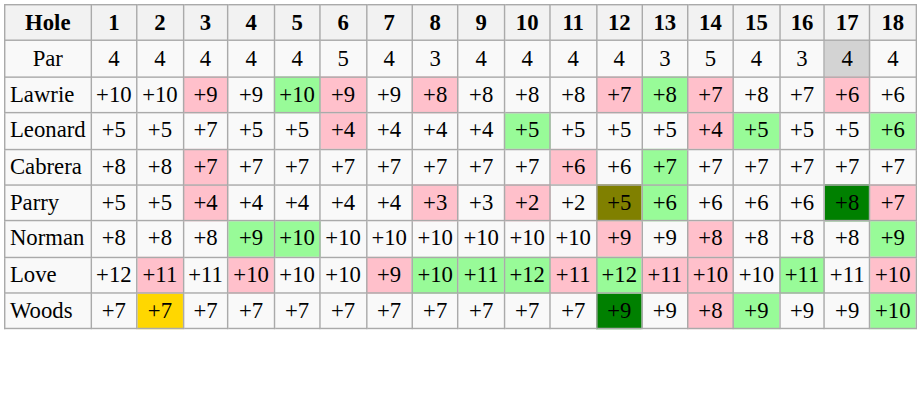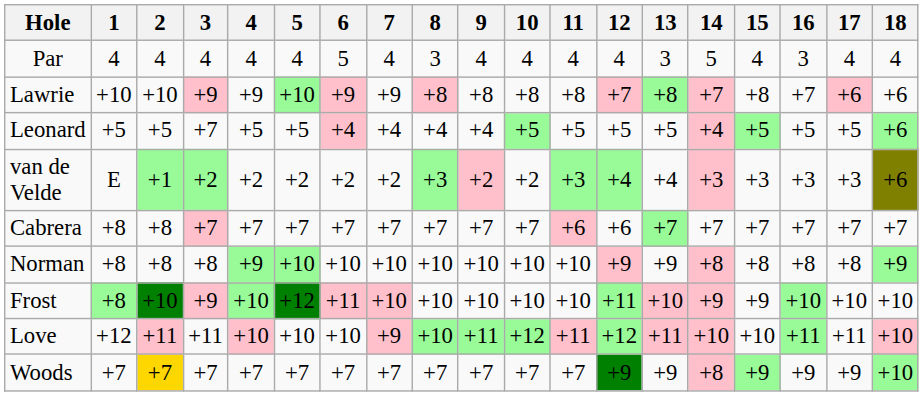(847, 58) lightgrey background -> (849, 58) no background
+ row: (40, 179)
- row: (35, 202)
+ row: (33, 300)
